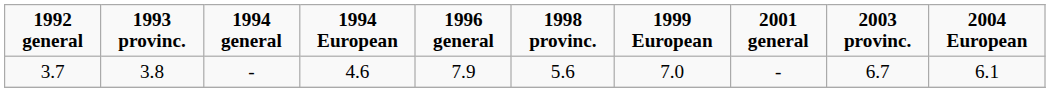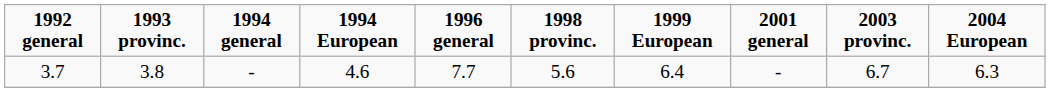(463, 71) 7.9 -> (463, 71) 7.7
(672, 71) 7.0 -> (672, 71) 6.4
(987, 71) 6.1 -> (987, 71) 6.3
